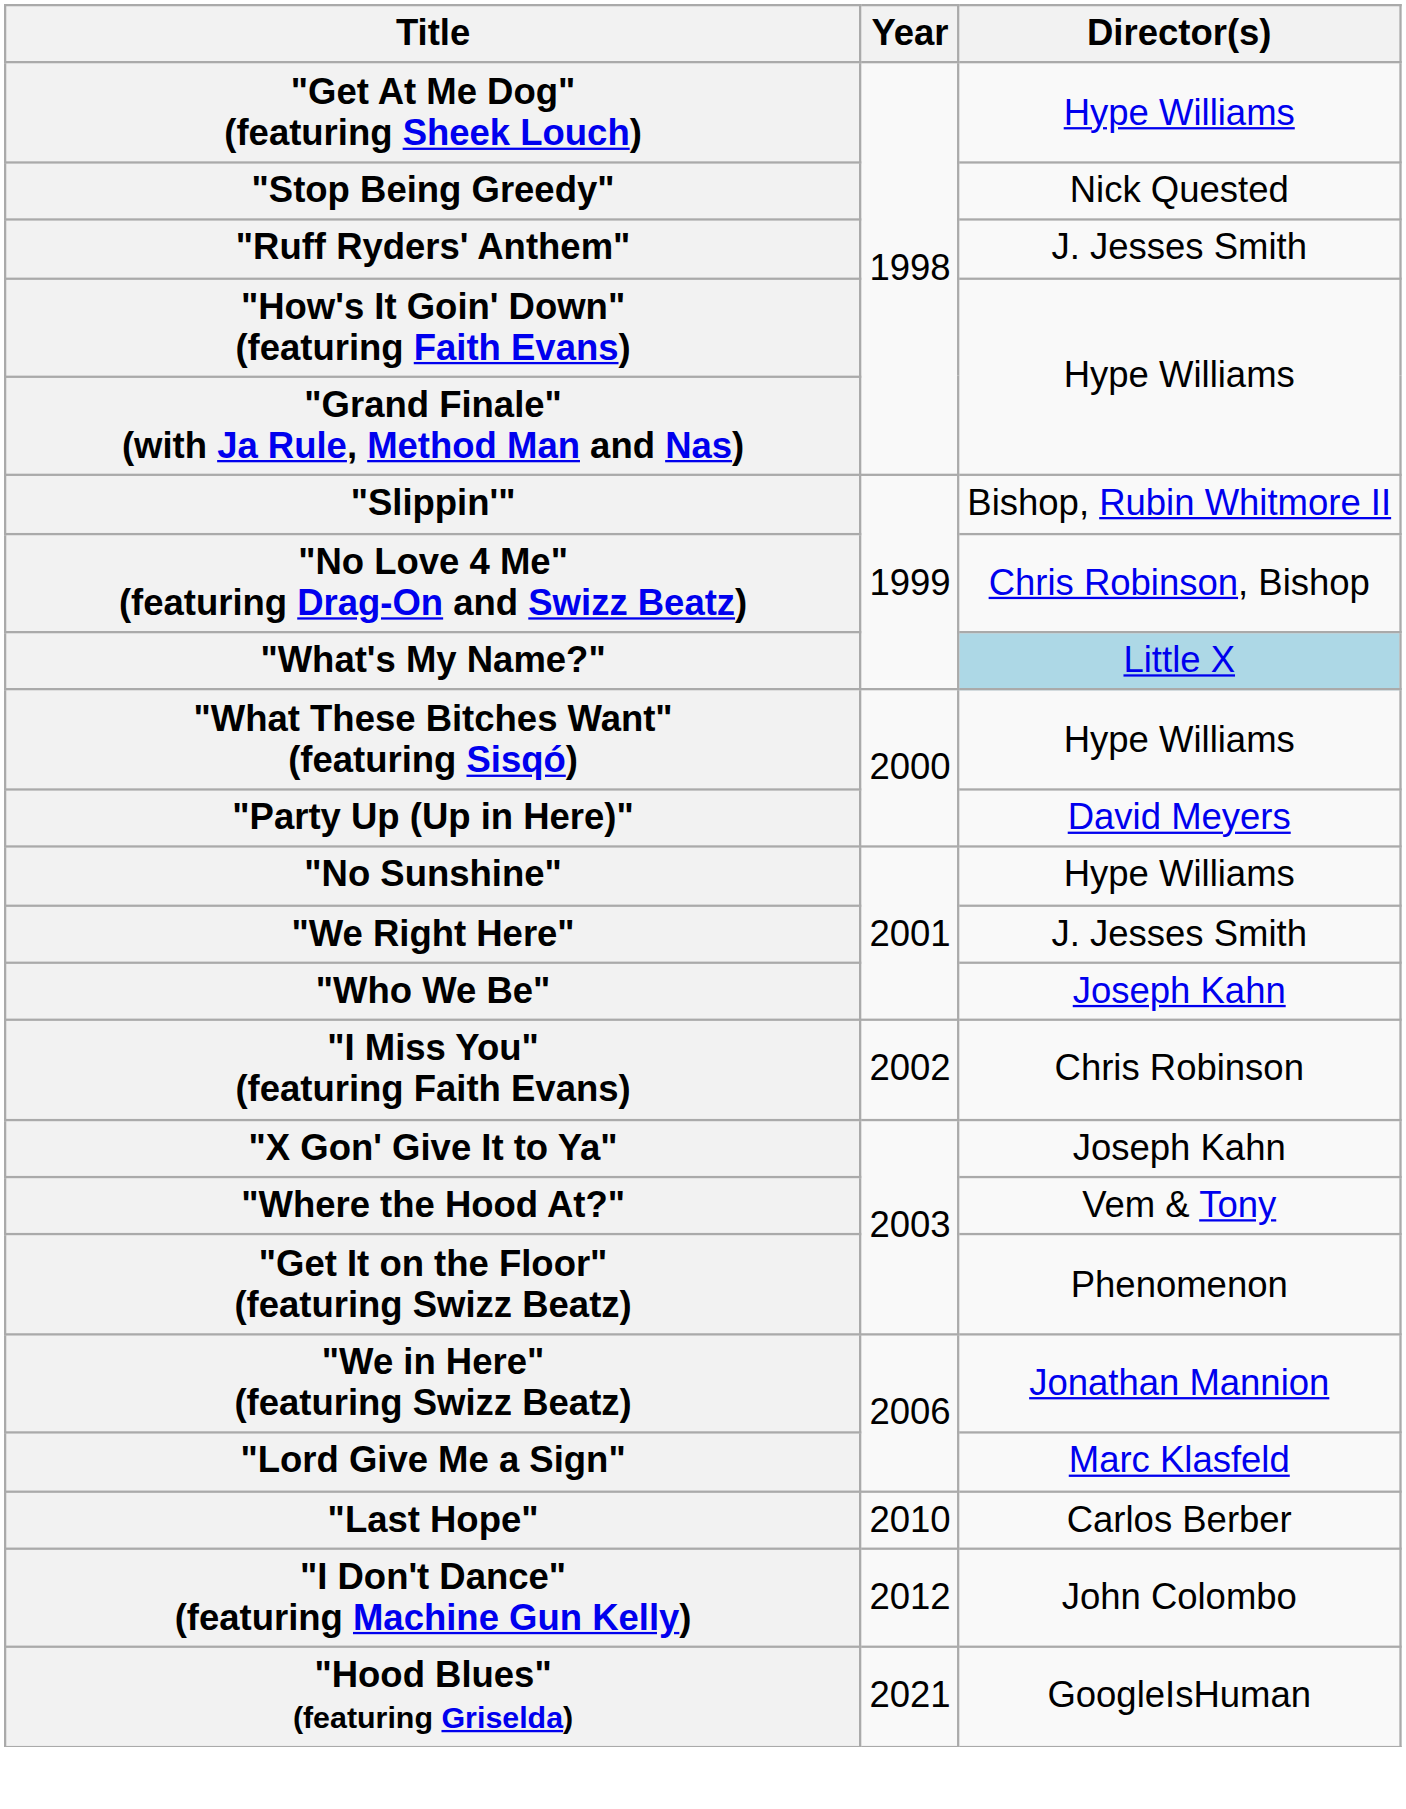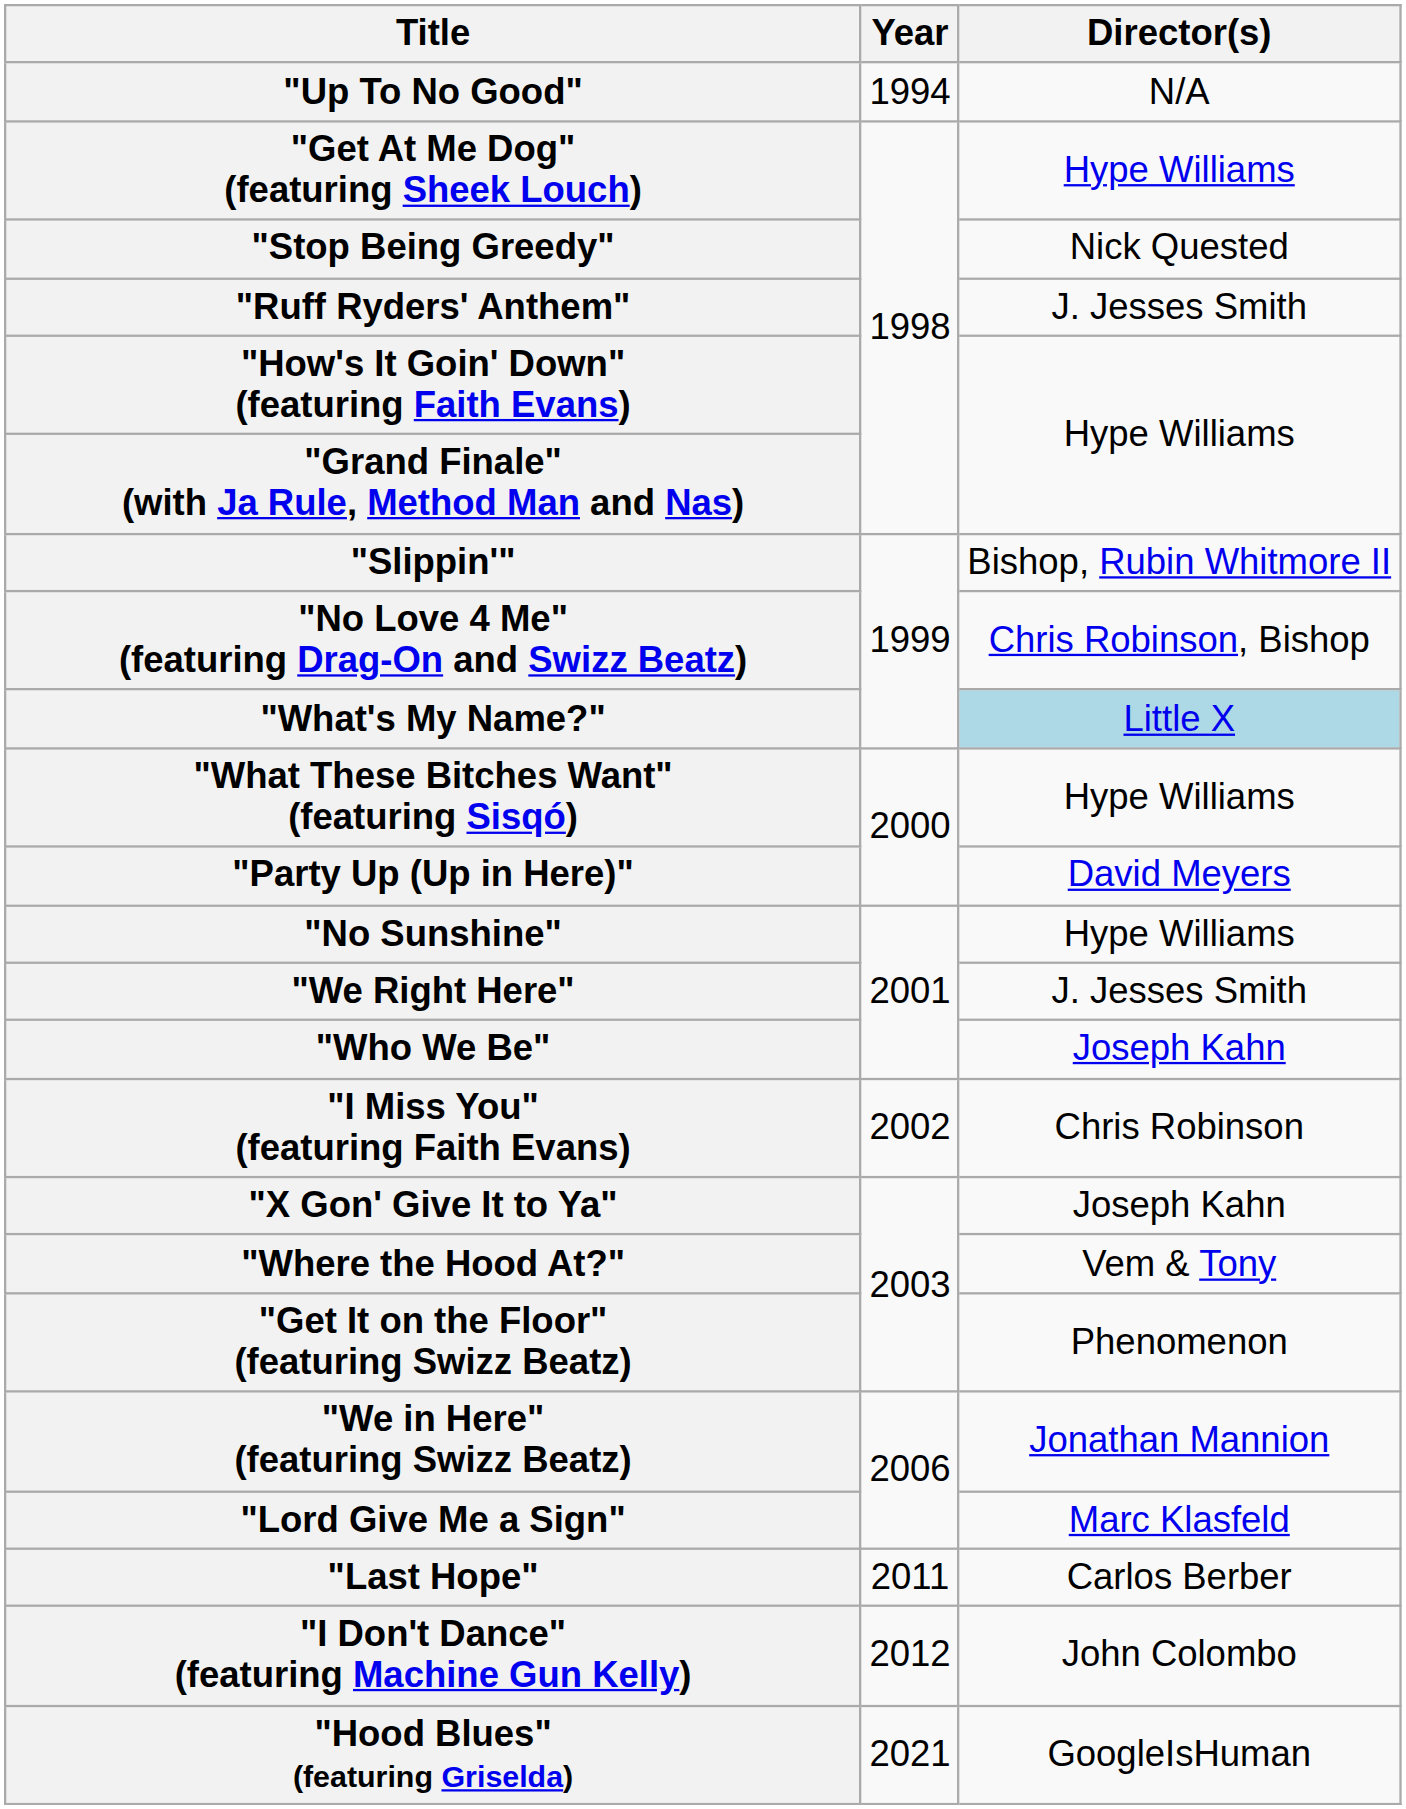+ row: (433, 91)
(910, 1518) 2010 -> (910, 1576) 2011
